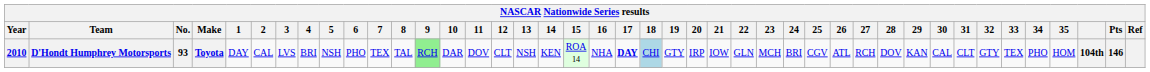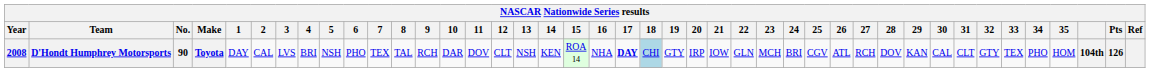(17, 53) 2010 -> (17, 53) 2008
(183, 53) 93 -> (183, 53) 90
(427, 53) lightgreen background -> (427, 53) no background
(1116, 53) 146 -> (1116, 53) 126
